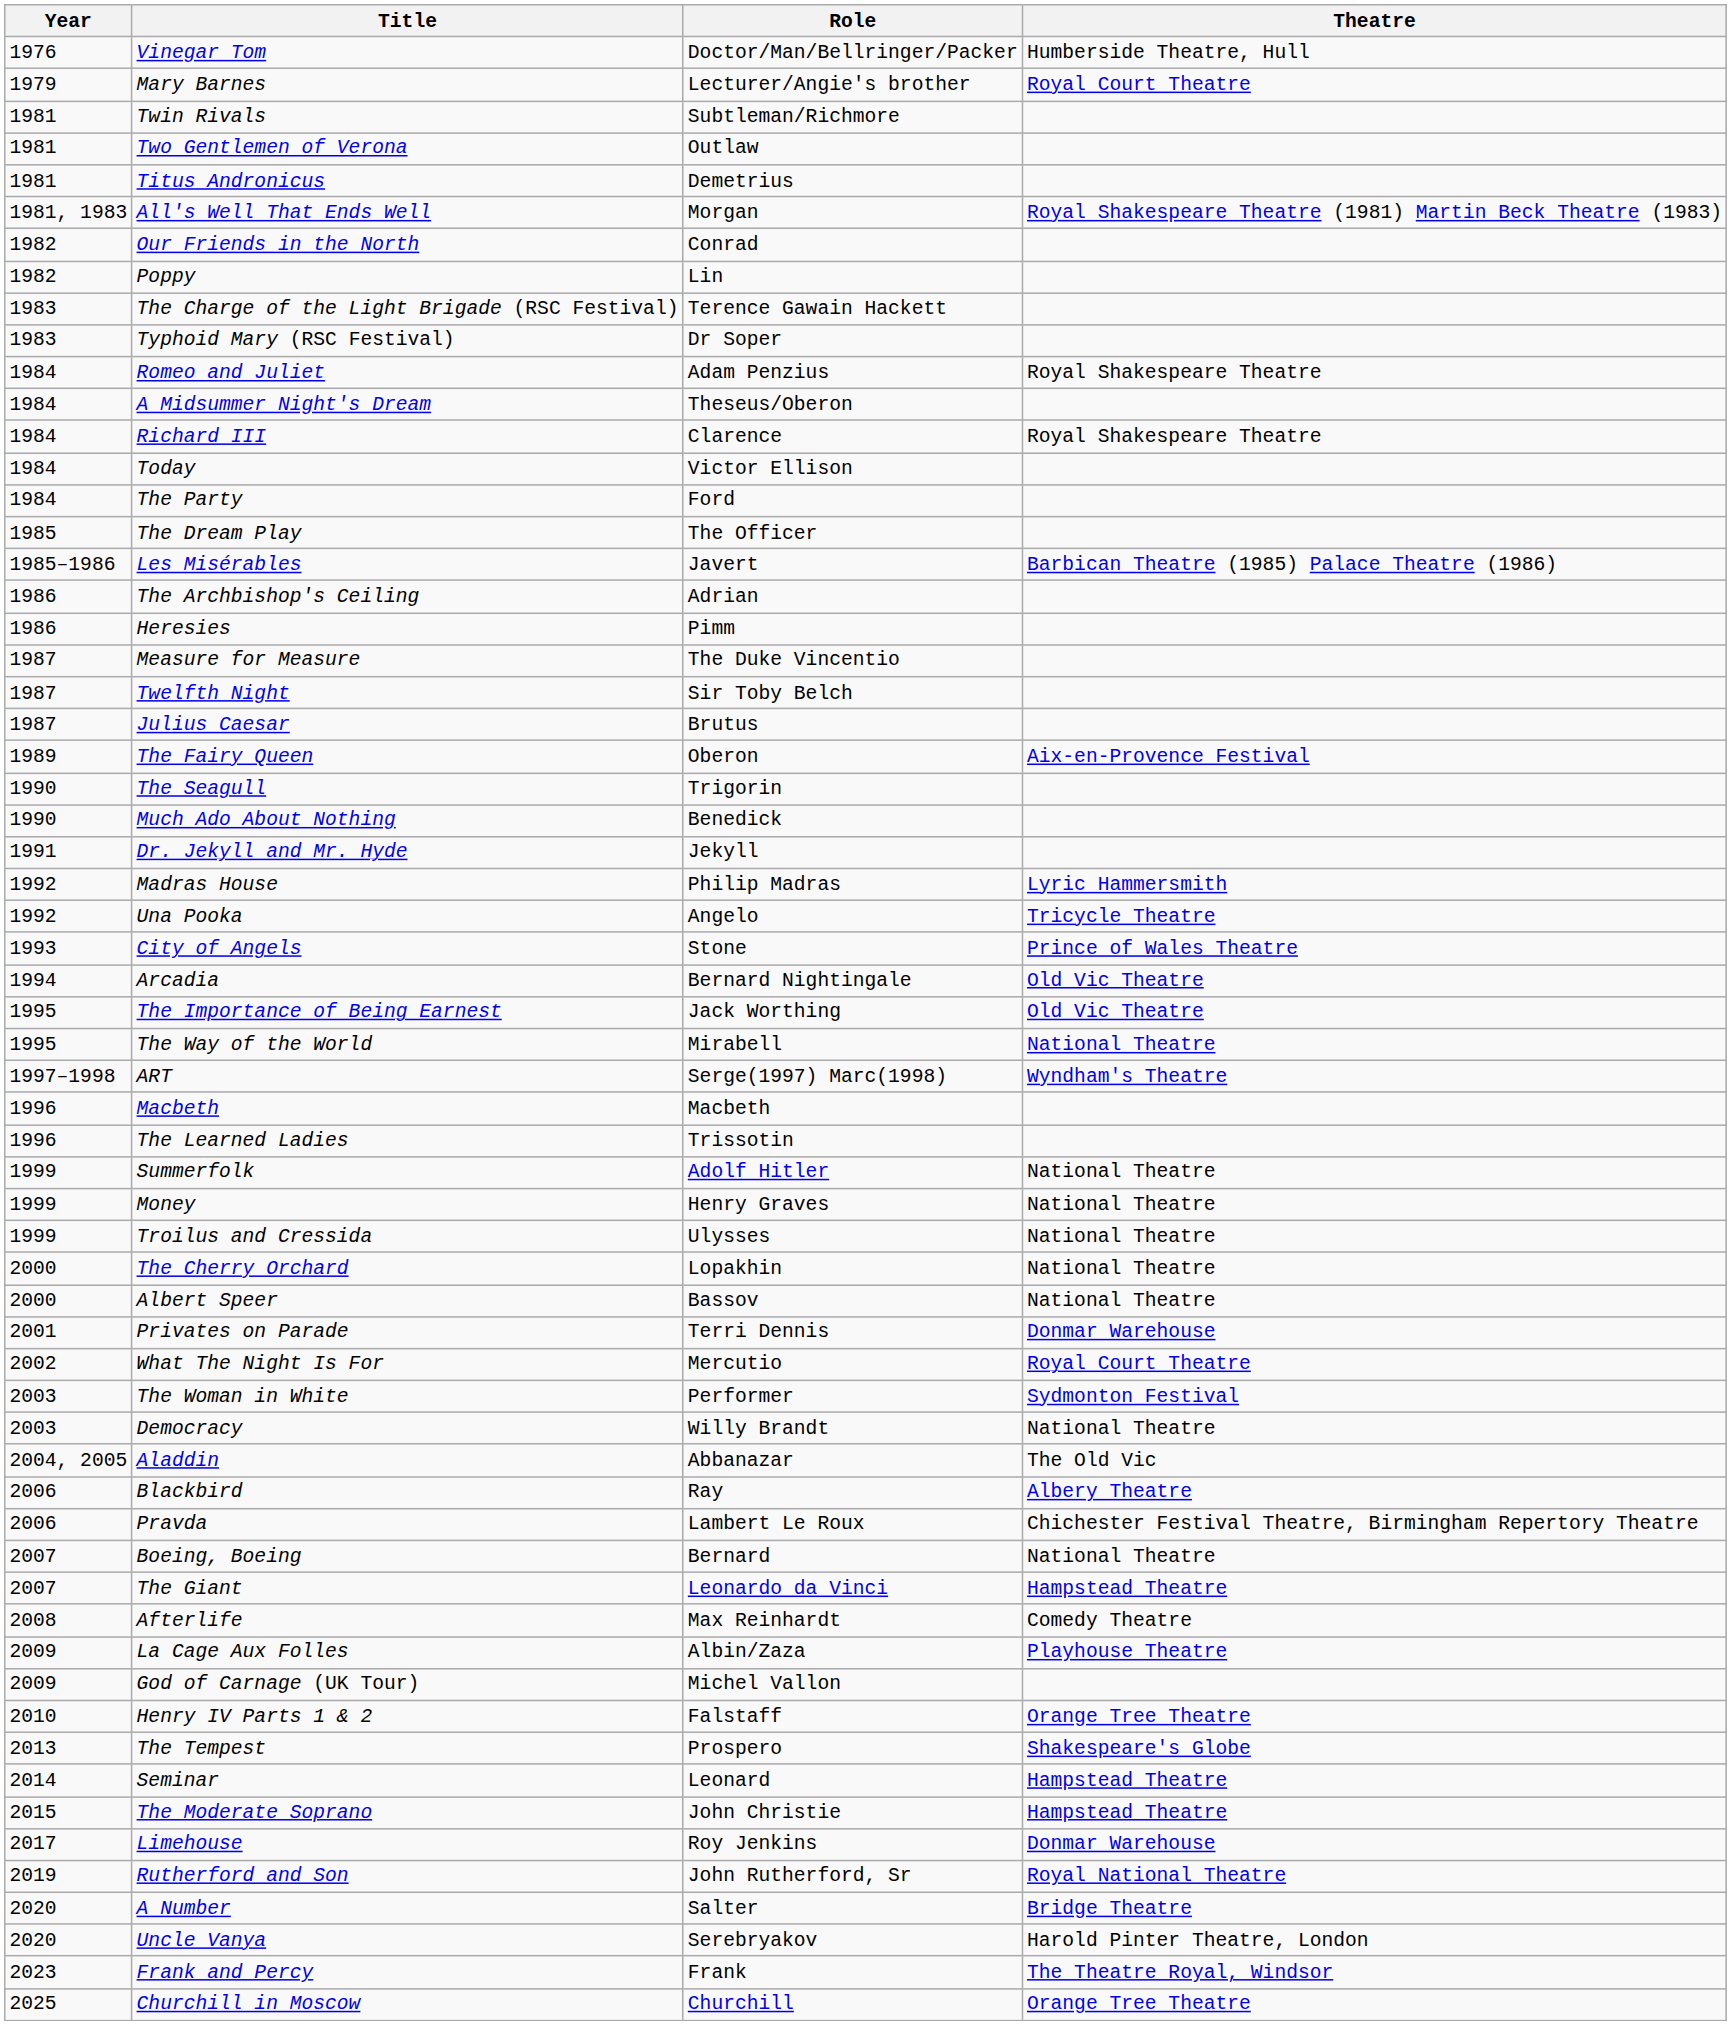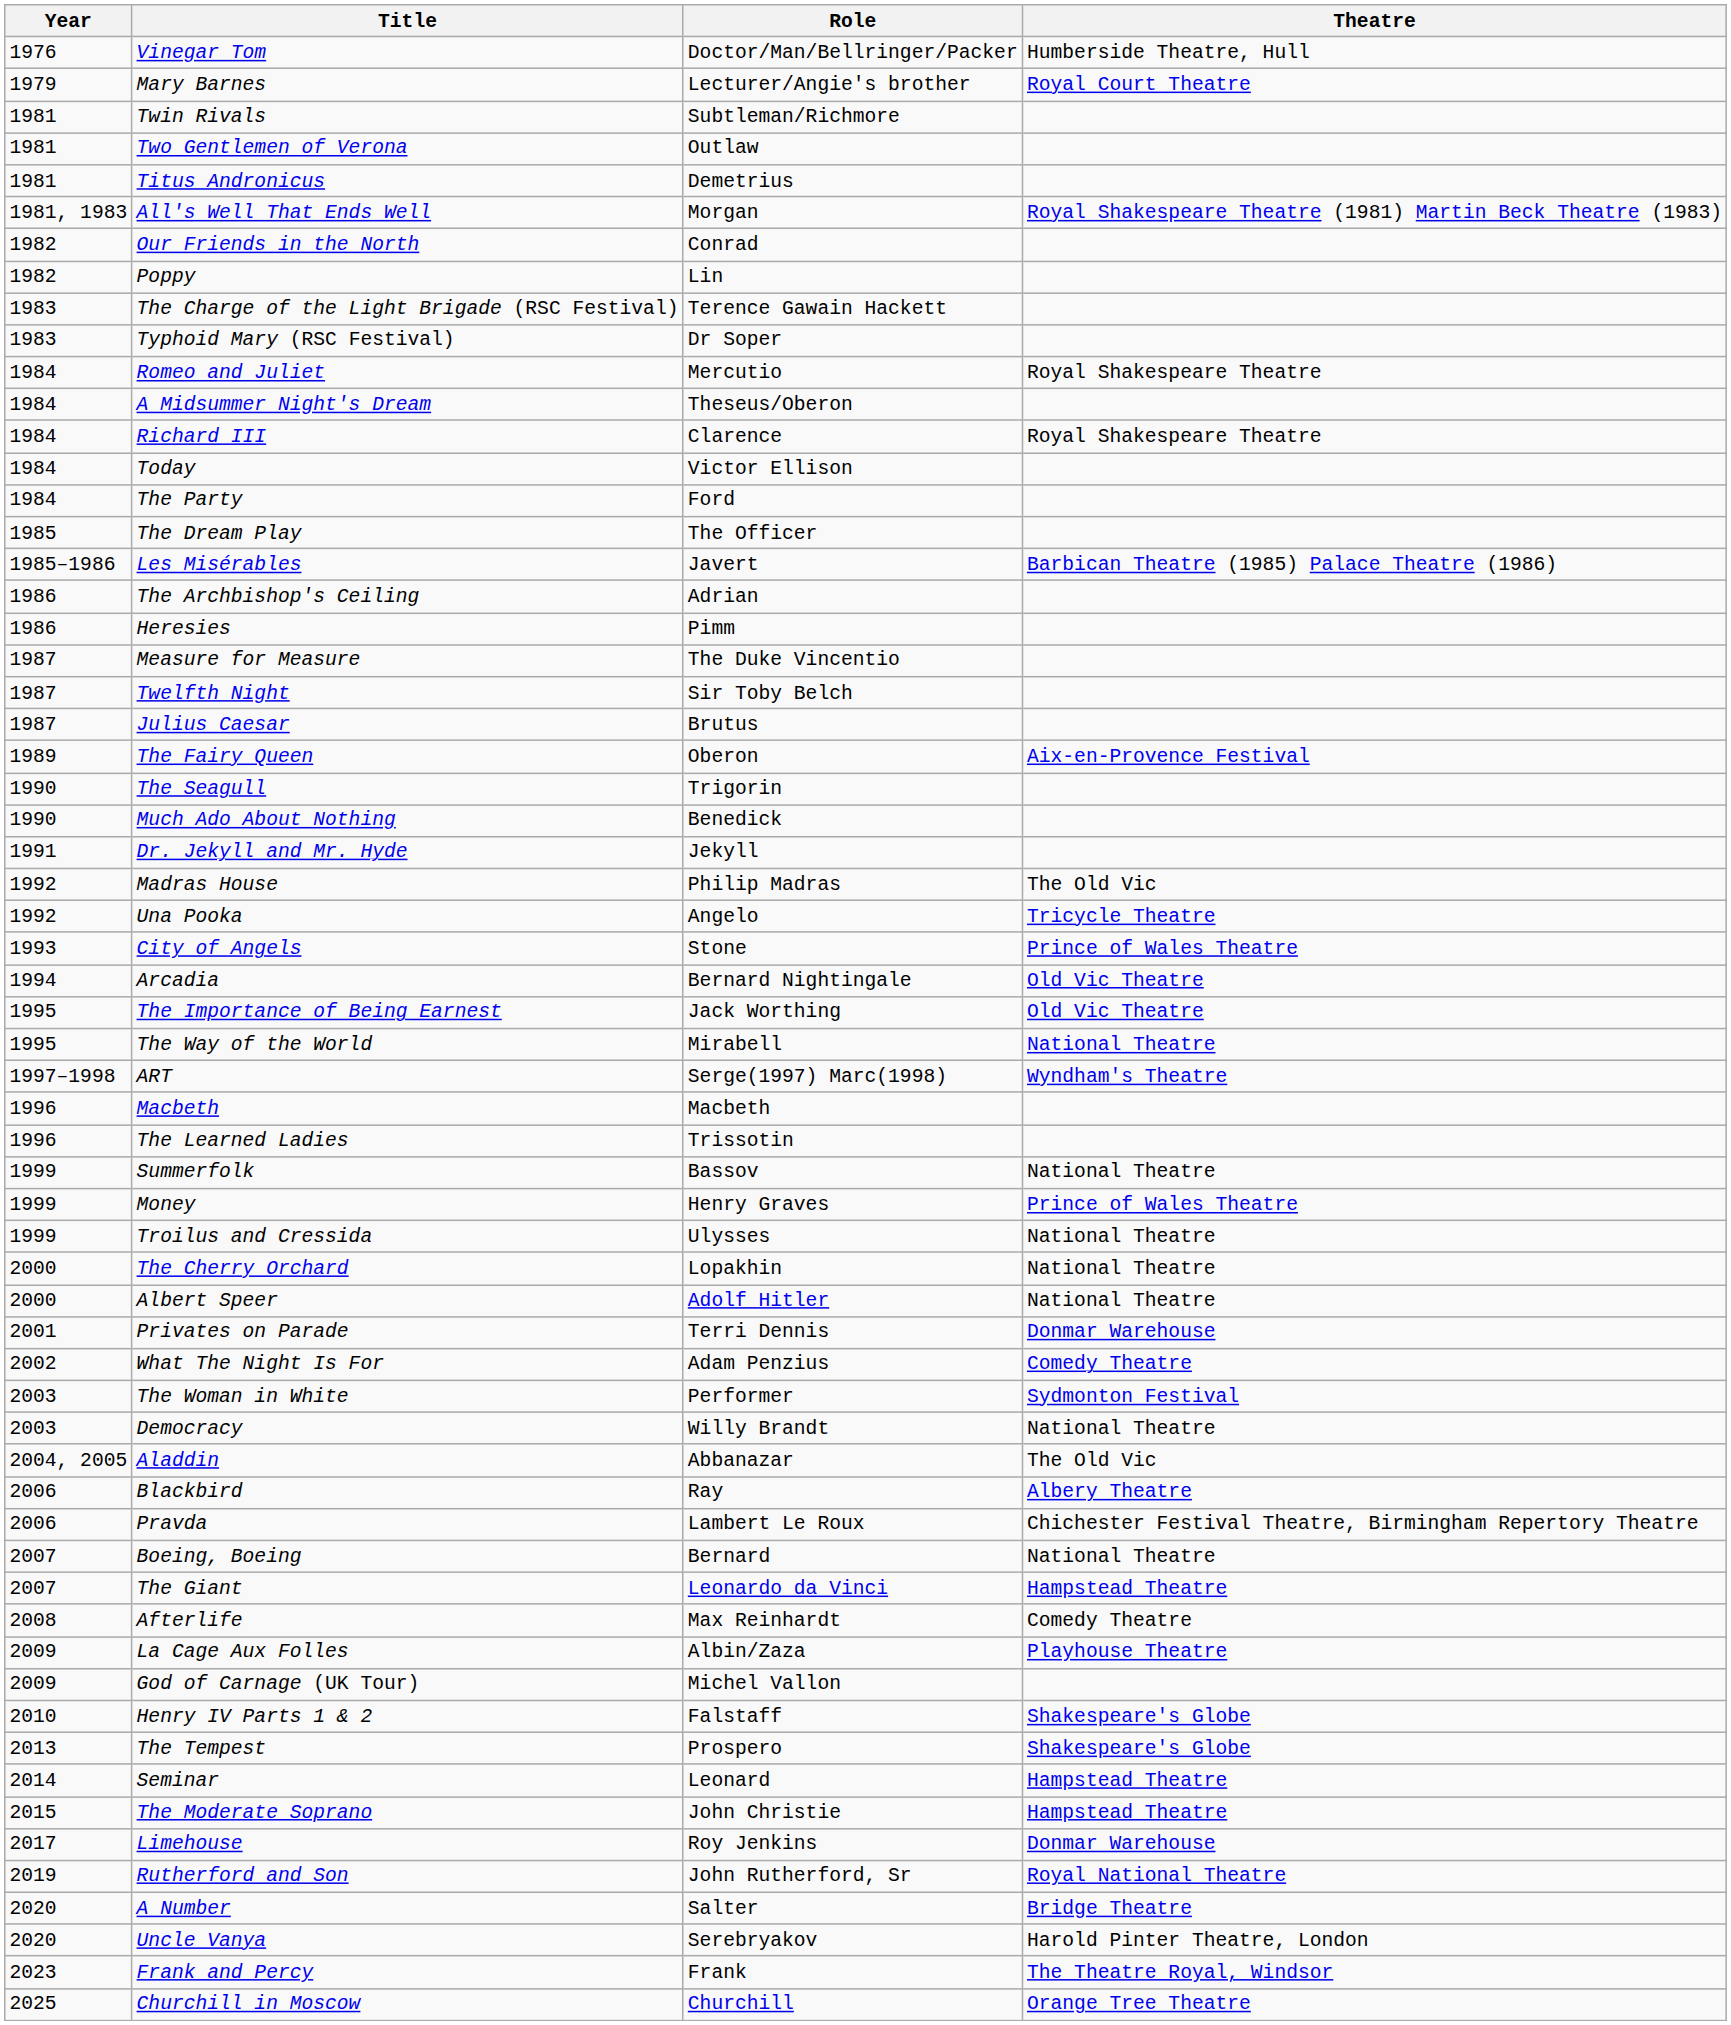(759, 373) Adam Penzius -> (735, 373) Mercutio
(1127, 885) Lyric Hammersmith -> (1092, 885) The Old Vic
(759, 1173) Adolf Hitler -> (723, 1173) Bassov
(1121, 1204) National Theatre -> (1162, 1204) Prince of Wales Theatre
(723, 1300) Bassov -> (759, 1300) Adolf Hitler
(735, 1364) Mercutio -> (759, 1364) Adam Penzius
(1139, 1364) Royal Court Theatre -> (1109, 1364) Comedy Theatre
(1139, 1716) Orange Tree Theatre -> (1139, 1716) Shakespeare's Globe
